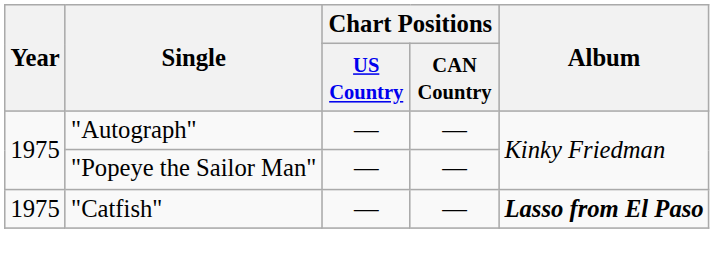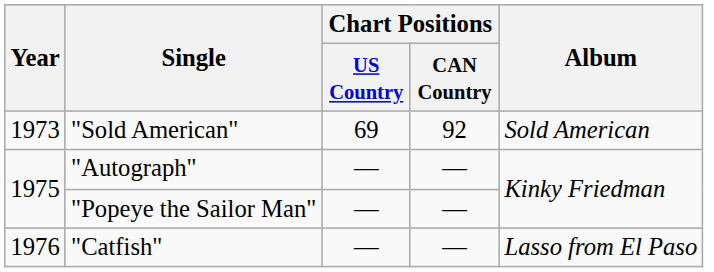+ row: (155, 129)
(35, 208) 1975 -> (35, 247) 1976
(604, 208) bold -> (601, 247) normal
